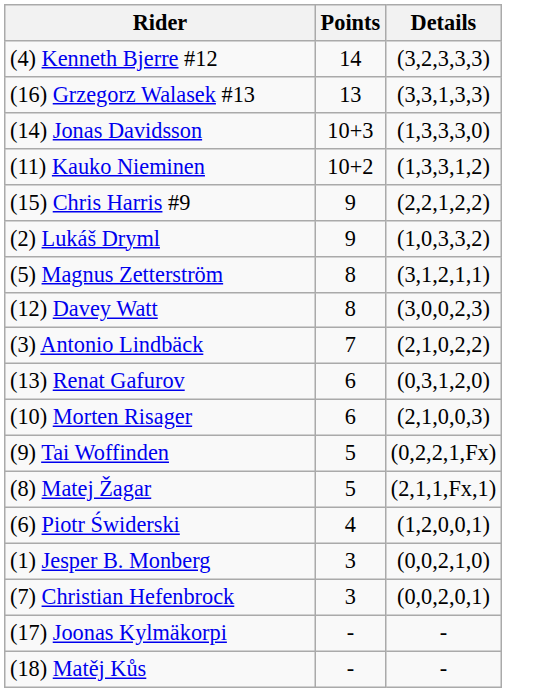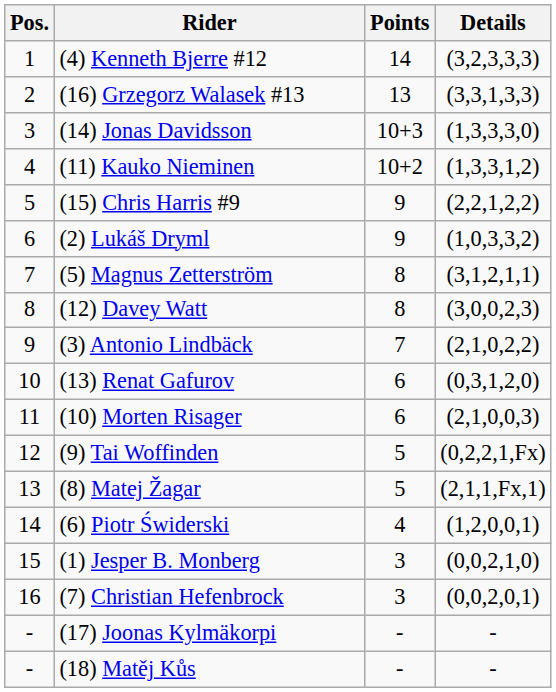+ column: (29, 22)
